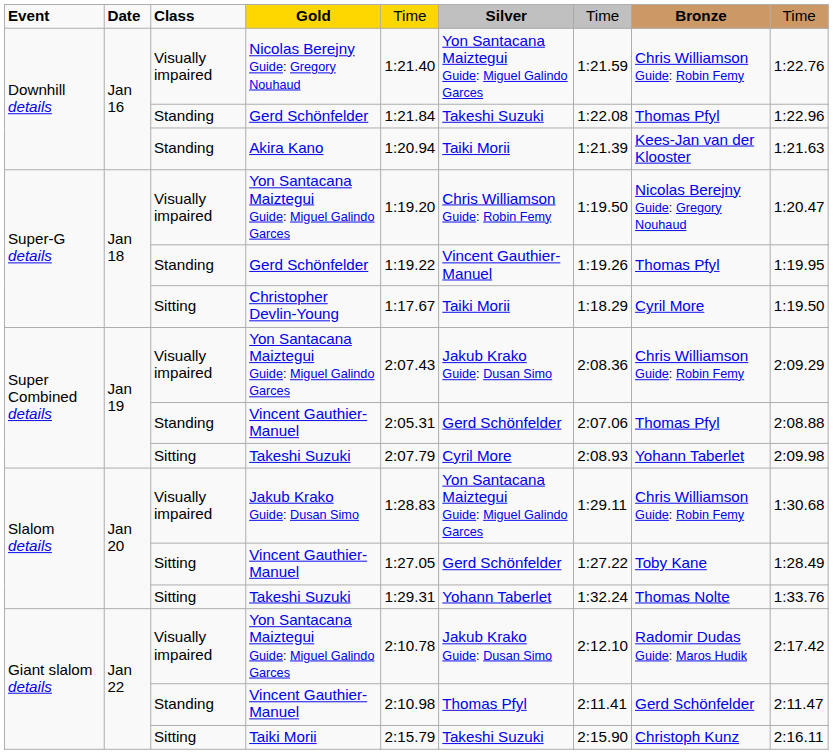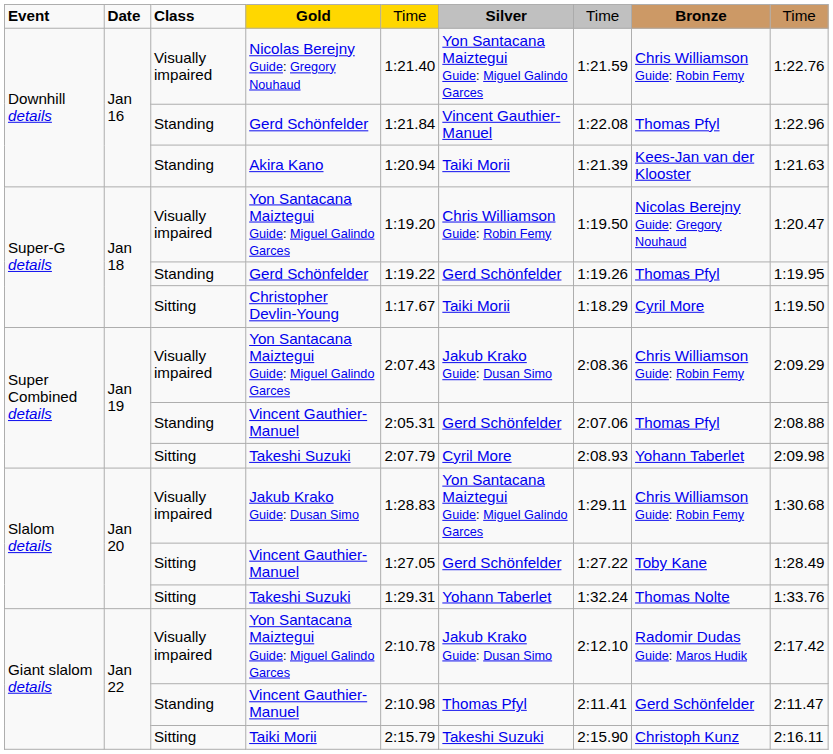(493, 116) Takeshi Suzuki -> (501, 124) Vincent Gauthier-Manuel
(501, 265) Vincent Gauthier-Manuel -> (502, 273) Gerd Schönfelder
